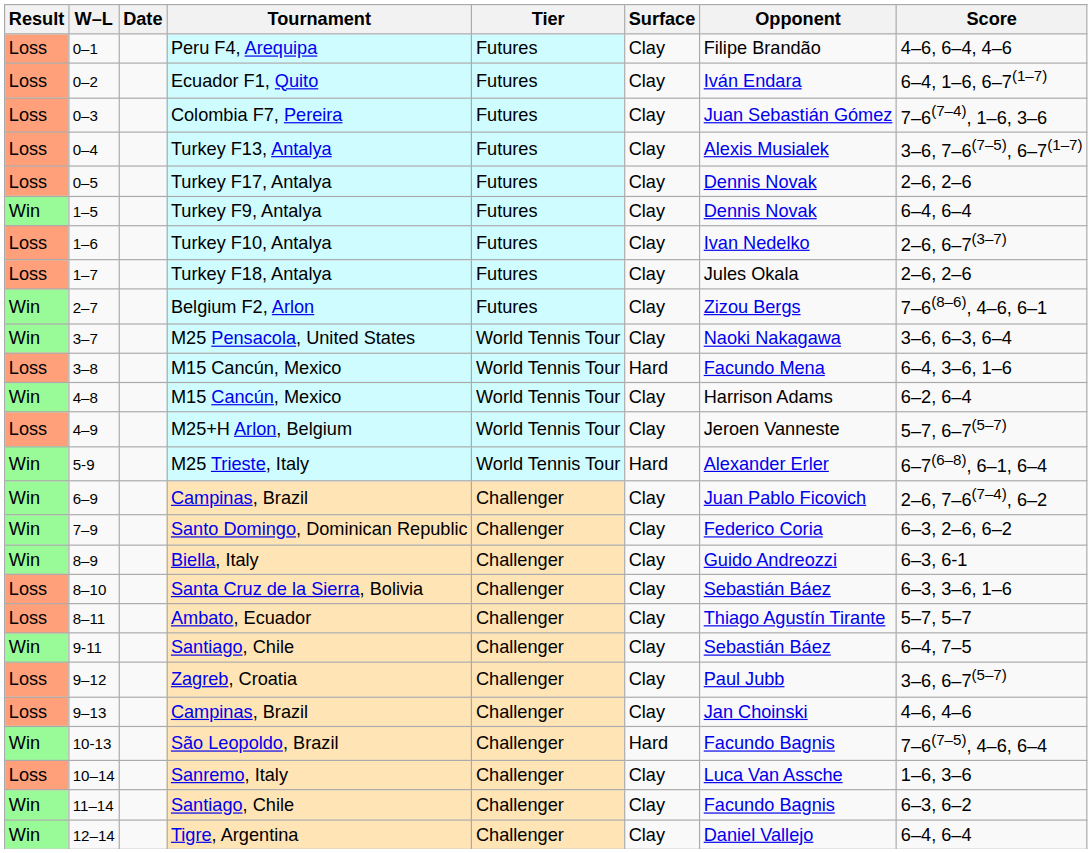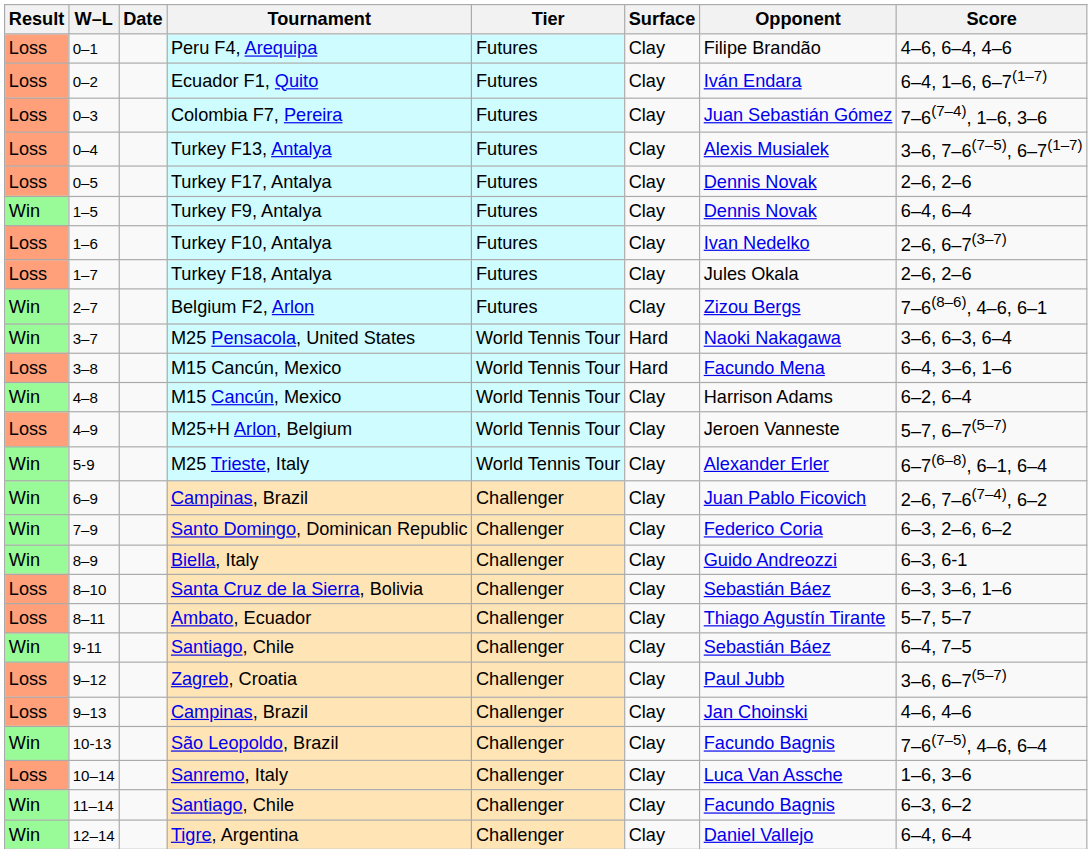(647, 337) Clay -> (648, 337) Hard
(648, 463) Hard -> (647, 463) Clay
(648, 742) Hard -> (647, 742) Clay
